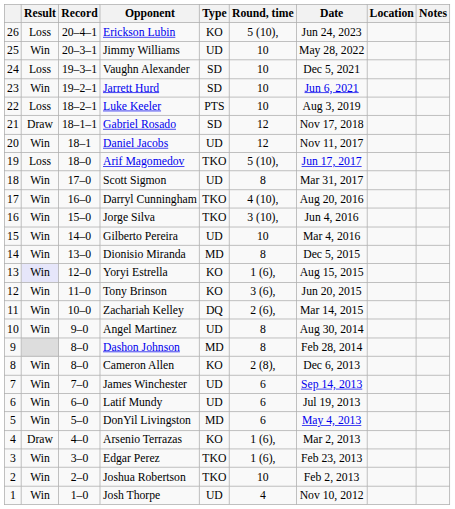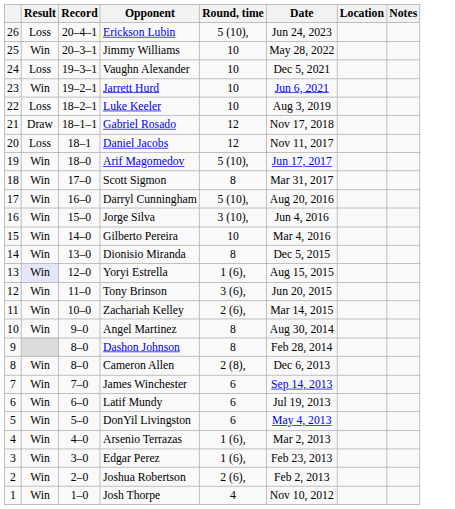- column: (214, 13)
(40, 143) Win -> (40, 143) Loss
(40, 161) Loss -> (40, 161) Win
(263, 198) 4 (10), -> (233, 198) 5 (10),
(40, 439) Draw -> (40, 439) Win
(263, 476) 10 -> (233, 476) 2 (6),
